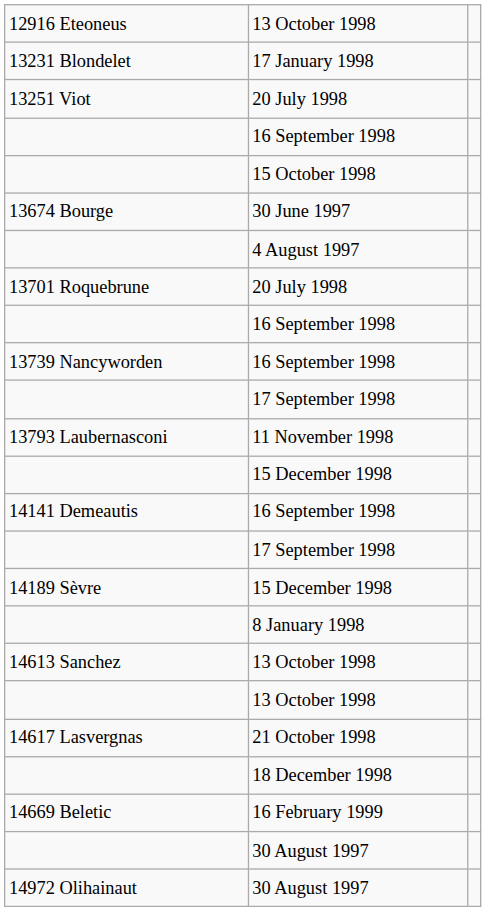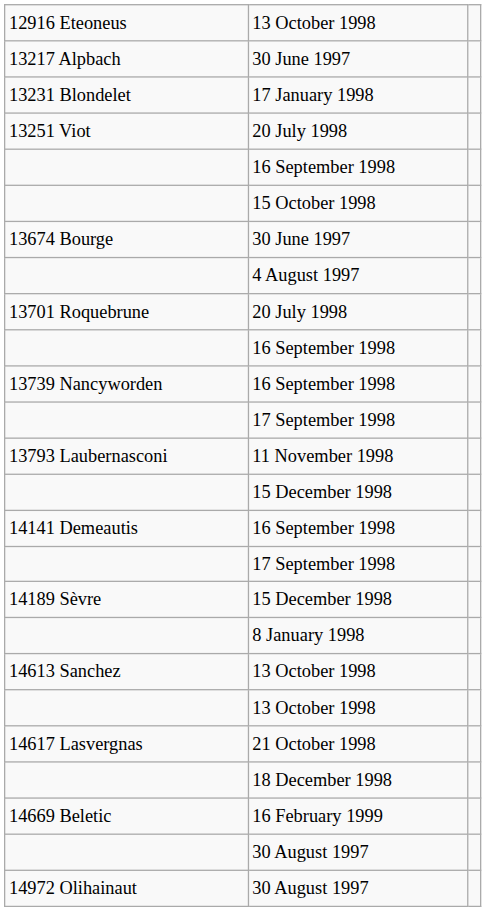+ row: (65, 58)
